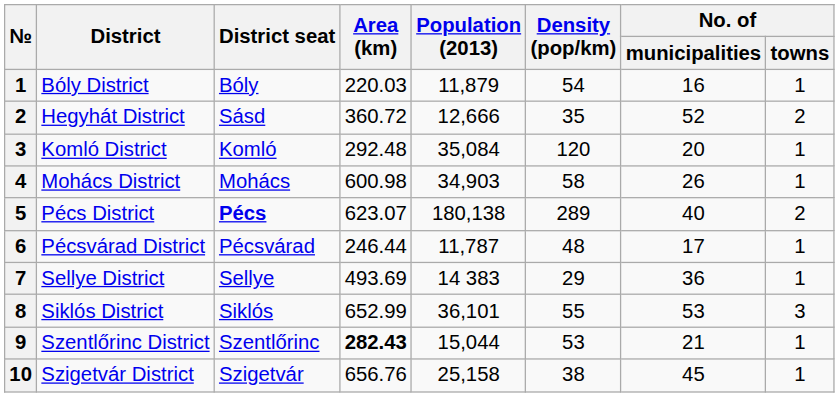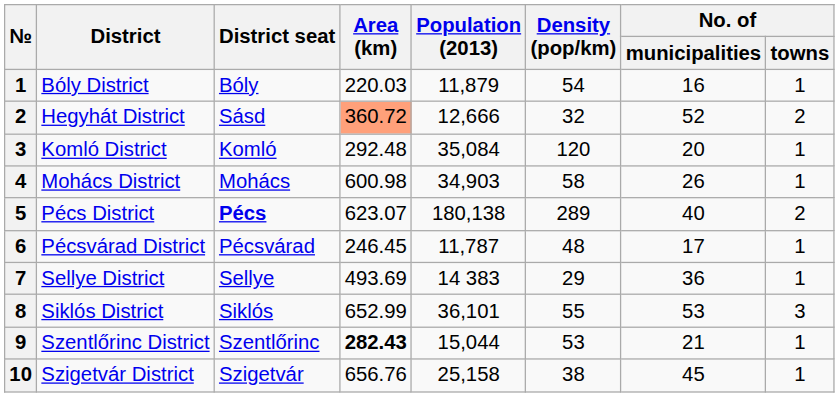(376, 117) no background -> (376, 117) lightsalmon background
(573, 117) 35 -> (573, 117) 32
(376, 246) 246.44 -> (376, 246) 246.45
